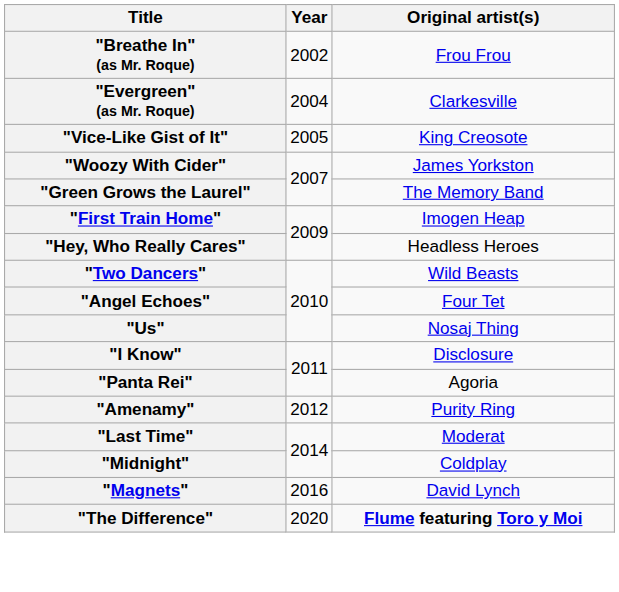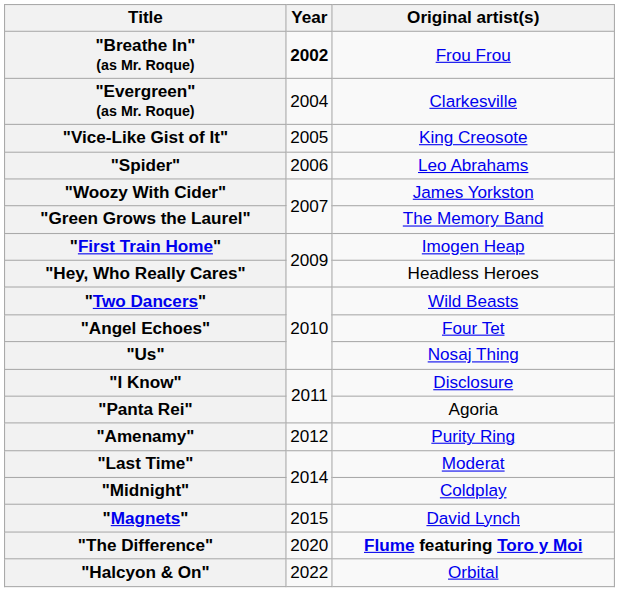(309, 54) normal -> (309, 54) bold
+ row: (145, 165)
(309, 491) 2016 -> (309, 518) 2015
+ row: (145, 572)
